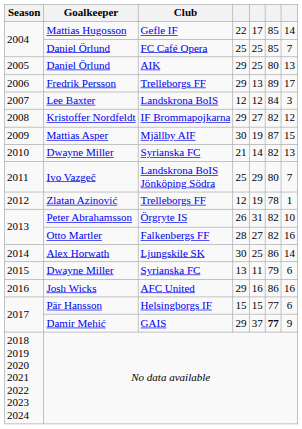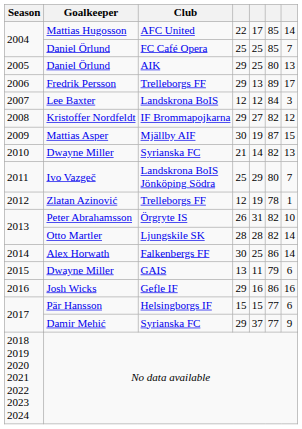(159, 30) Gefle IF -> (168, 30) AFC United
(175, 235) Falkenbergs FF -> (173, 235) Ljungskile SK
(257, 235) 27 -> (257, 235) 28
(289, 235) 16 -> (289, 235) 14
(173, 253) Ljungskile SK -> (175, 253) Falkenbergs FF
(170, 270) Syrianska FC -> (153, 270) GAIS
(168, 288) AFC United -> (159, 288) Gefle IF
(153, 323) GAIS -> (170, 323) Syrianska FC
(273, 323) bold -> (273, 323) normal
